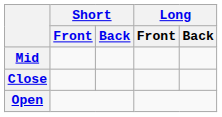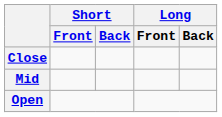rows swapped: (27, 79) <-> (27, 58)
